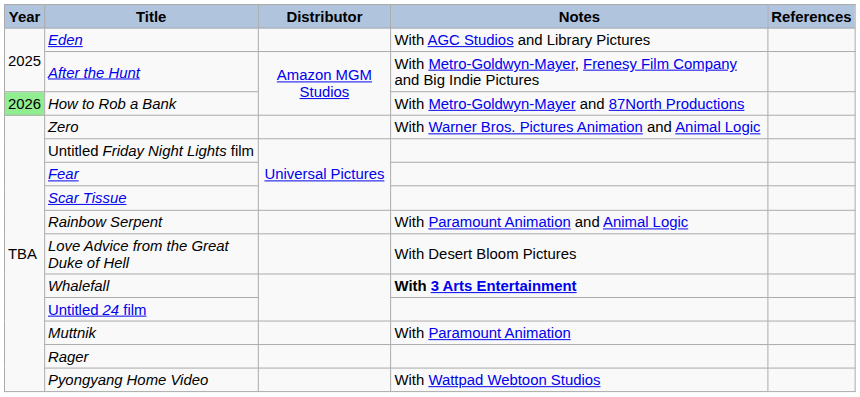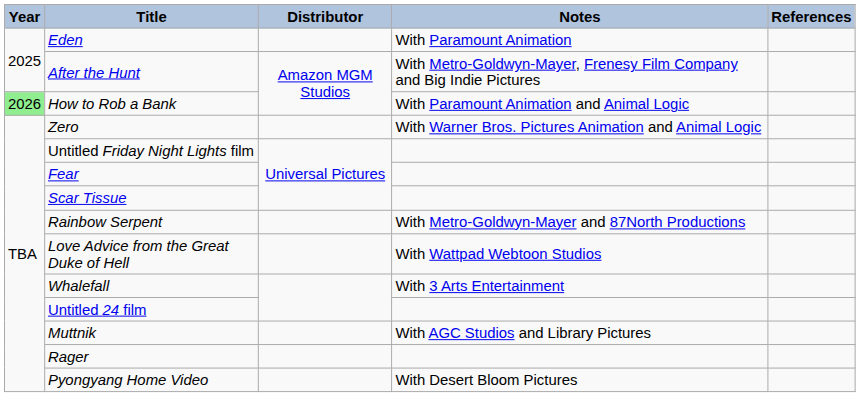(522, 40) With AGC Studios and Library Pictures -> (484, 40) With Paramount Animation
(569, 104) With Metro-Goldwyn-Mayer and 87North Productions -> (542, 104) With Paramount Animation and Animal Logic
(541, 222) With Paramount Animation and Animal Logic -> (570, 222) With Metro-Goldwyn-Mayer and 87North Productions
(485, 254) With Desert Bloom Pictures -> (498, 254) With Wattpad Webtoon Studios
(486, 286) bold -> (480, 286) normal
(483, 333) With Paramount Animation -> (523, 333) With AGC Studios and Library Pictures
(497, 380) With Wattpad Webtoon Studios -> (486, 380) With Desert Bloom Pictures
